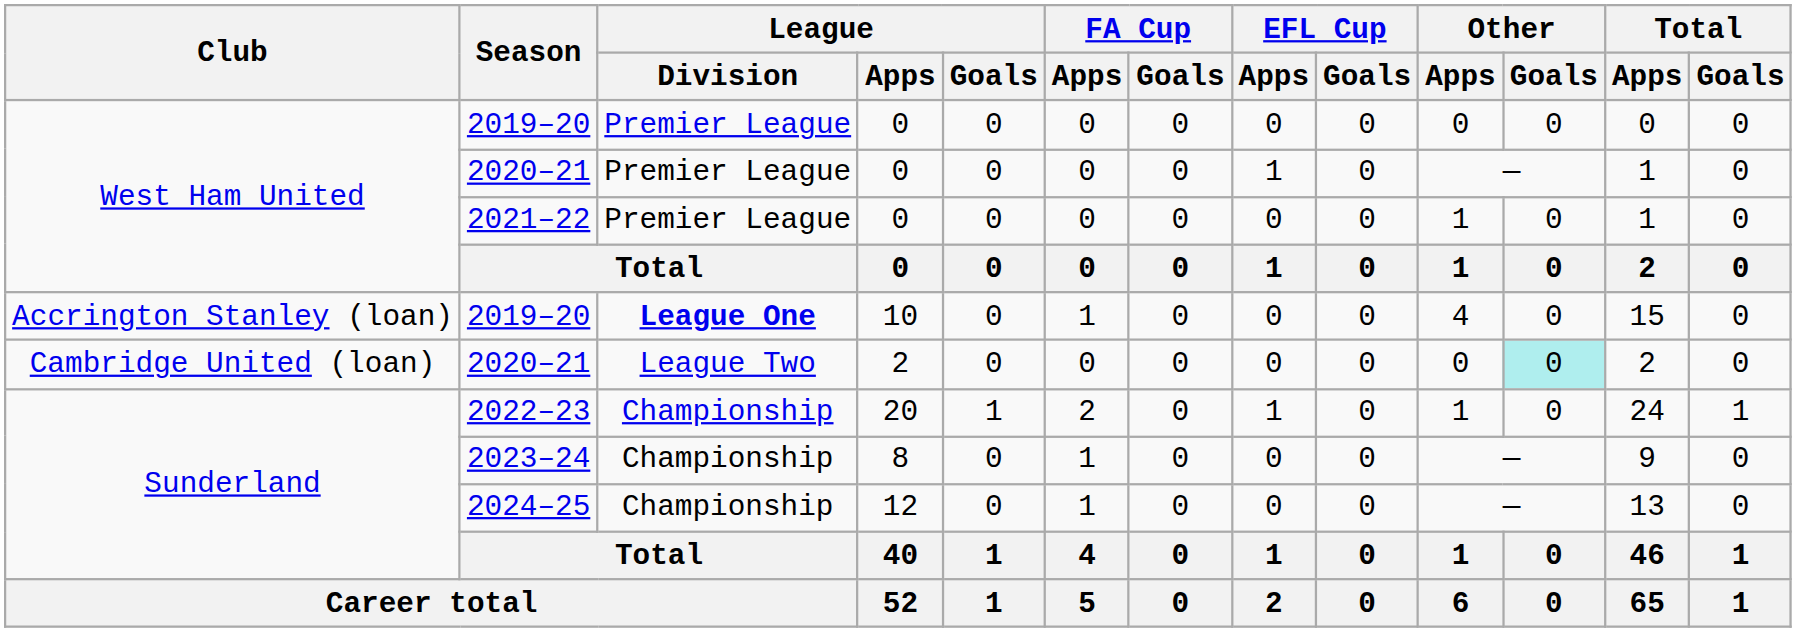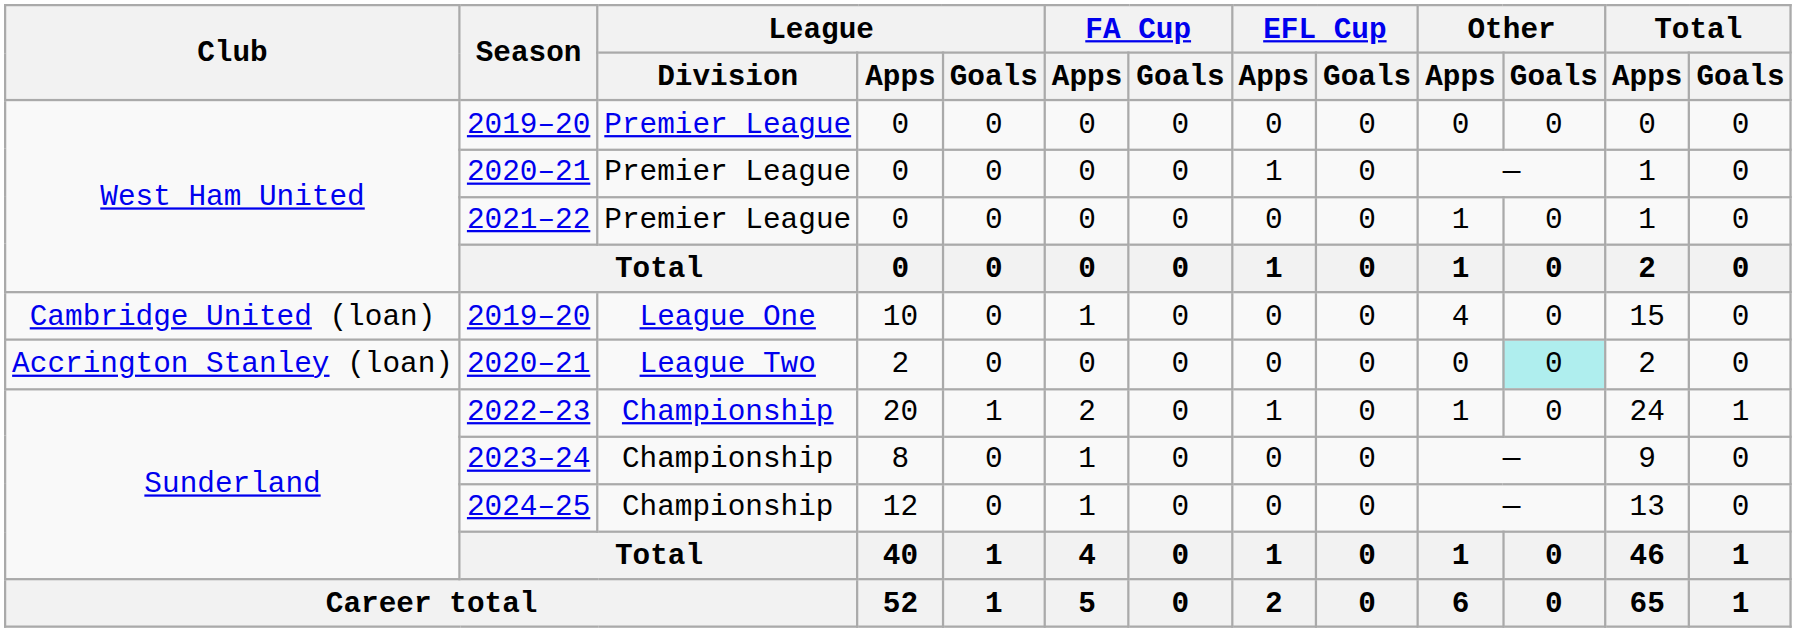(233, 316) Accrington Stanley (loan) -> (233, 316) Cambridge United (loan)
(728, 316) bold -> (728, 316) normal
(233, 364) Cambridge United (loan) -> (233, 364) Accrington Stanley (loan)
